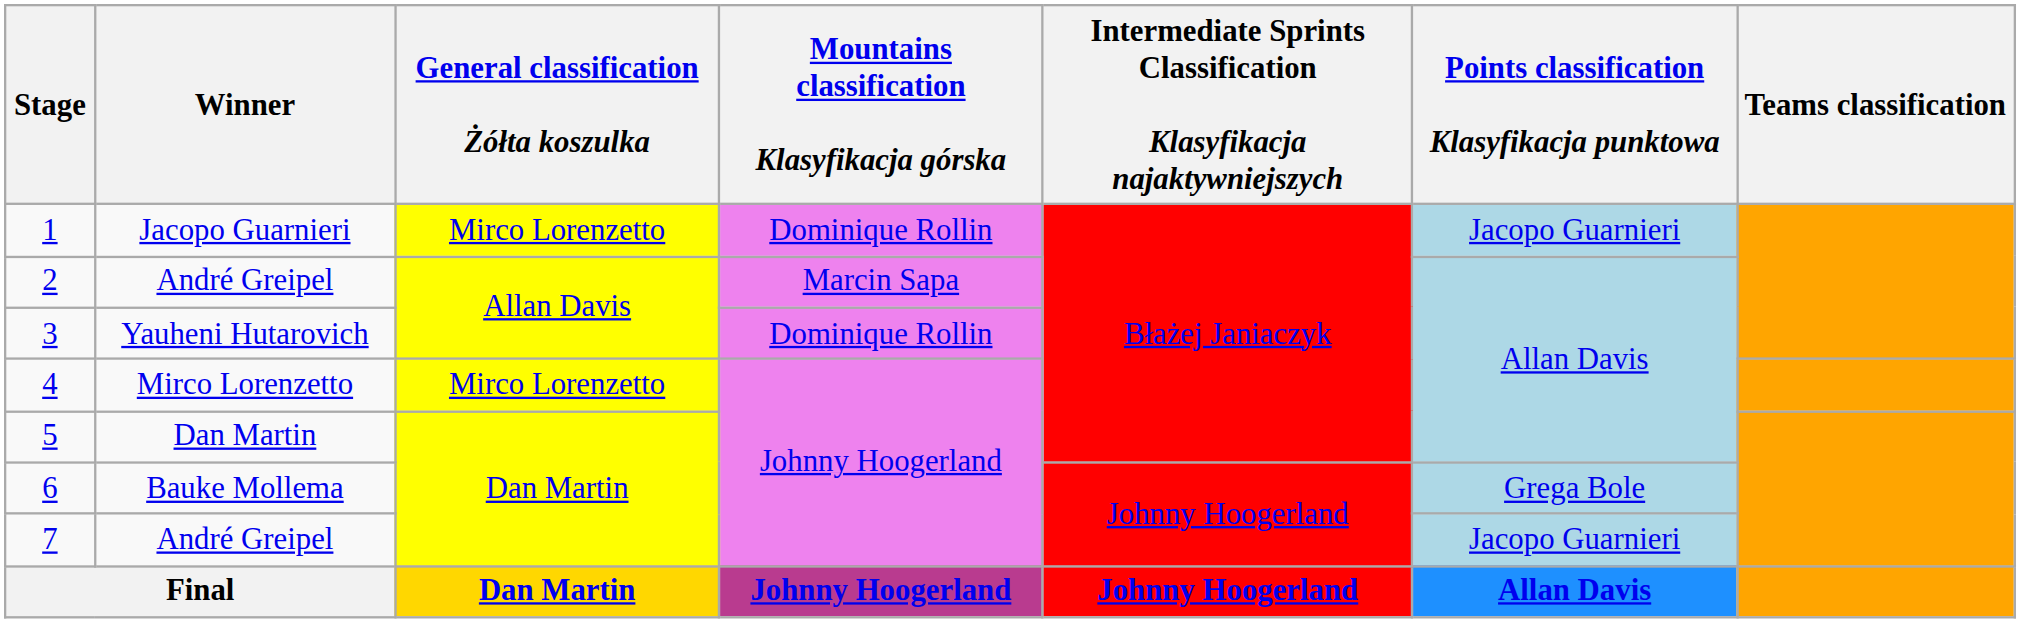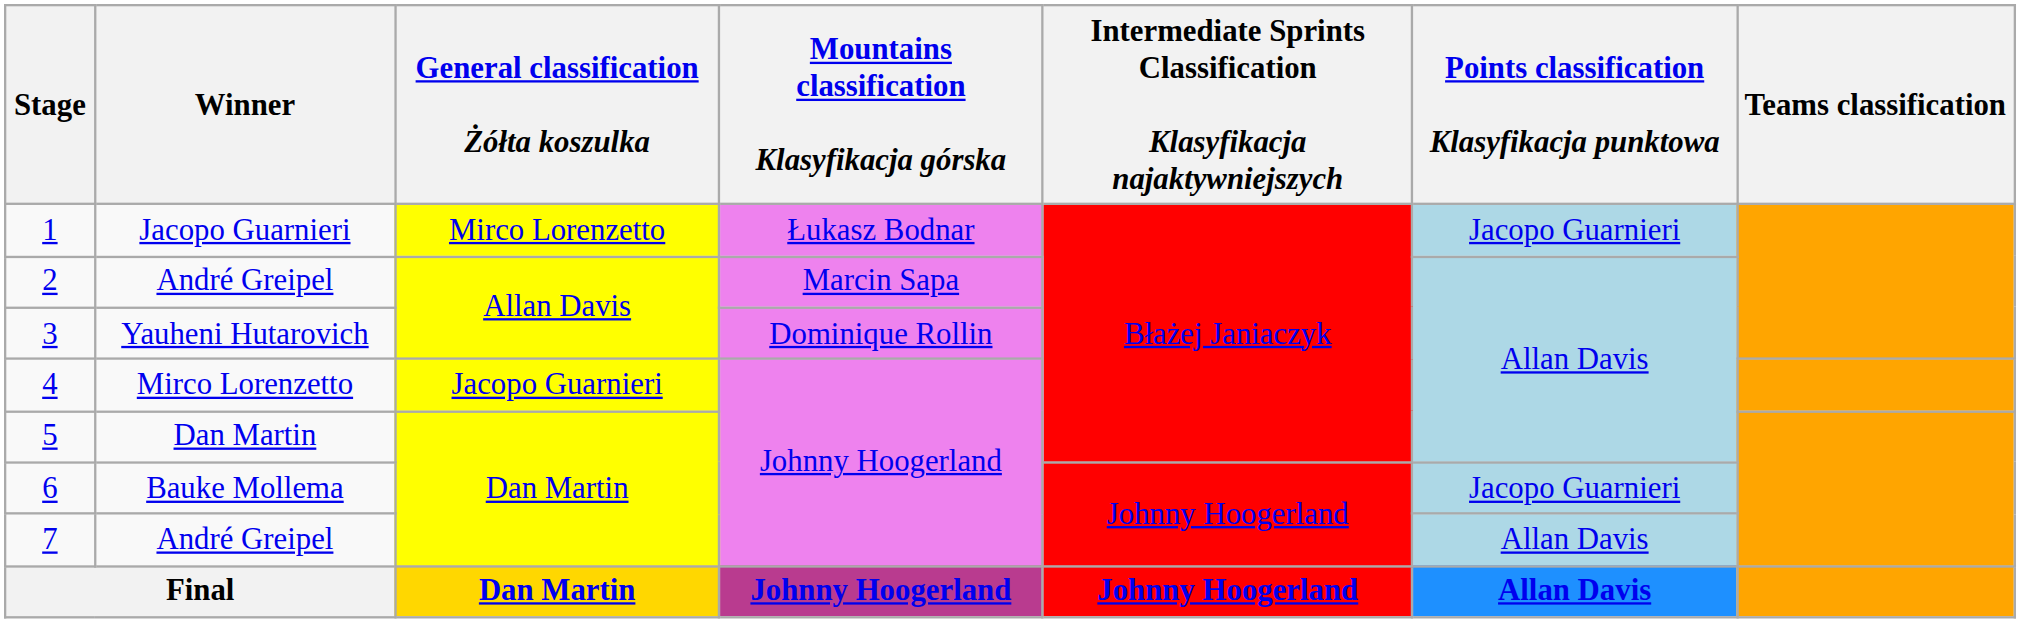(881, 229) Dominique Rollin -> (881, 229) Łukasz Bodnar
(557, 384) Mirco Lorenzetto -> (557, 384) Jacopo Guarnieri
(1575, 487) Grega Bole -> (1575, 487) Jacopo Guarnieri
(1575, 539) Jacopo Guarnieri -> (1575, 539) Allan Davis
